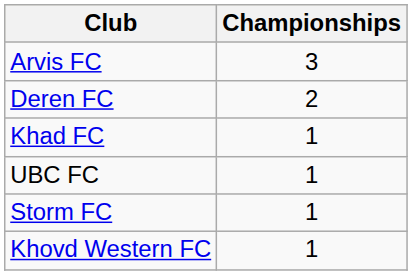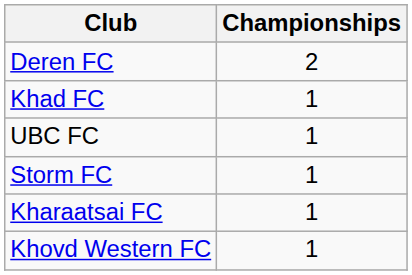- row: (56, 61)
+ row: (86, 212)
